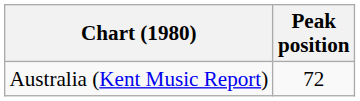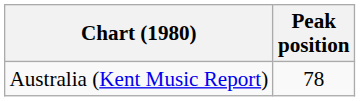(314, 78) 72 -> (314, 78) 78
